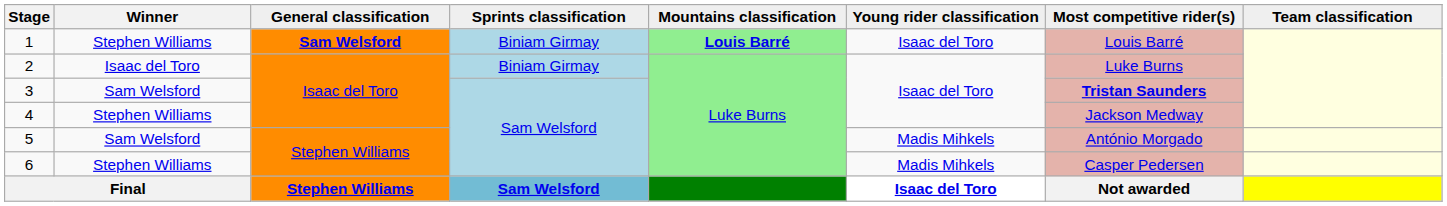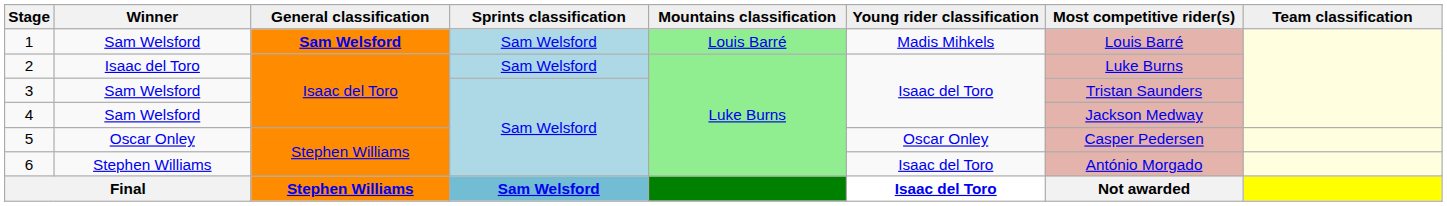(152, 42) Stephen Williams -> (152, 42) Sam Welsford
(549, 42) Biniam Girmay -> (549, 42) Sam Welsford
(747, 42) bold -> (747, 42) normal
(946, 42) Isaac del Toro -> (946, 42) Madis Mihkels
(549, 66) Biniam Girmay -> (549, 66) Sam Welsford
(1144, 91) bold -> (1144, 91) normal
(152, 115) Stephen Williams -> (152, 115) Sam Welsford
(152, 140) Sam Welsford -> (152, 140) Oscar Onley
(946, 140) Madis Mihkels -> (946, 140) Oscar Onley
(1144, 140) António Morgado -> (1144, 140) Casper Pedersen
(946, 164) Madis Mihkels -> (946, 164) Isaac del Toro
(1144, 164) Casper Pedersen -> (1144, 164) António Morgado
